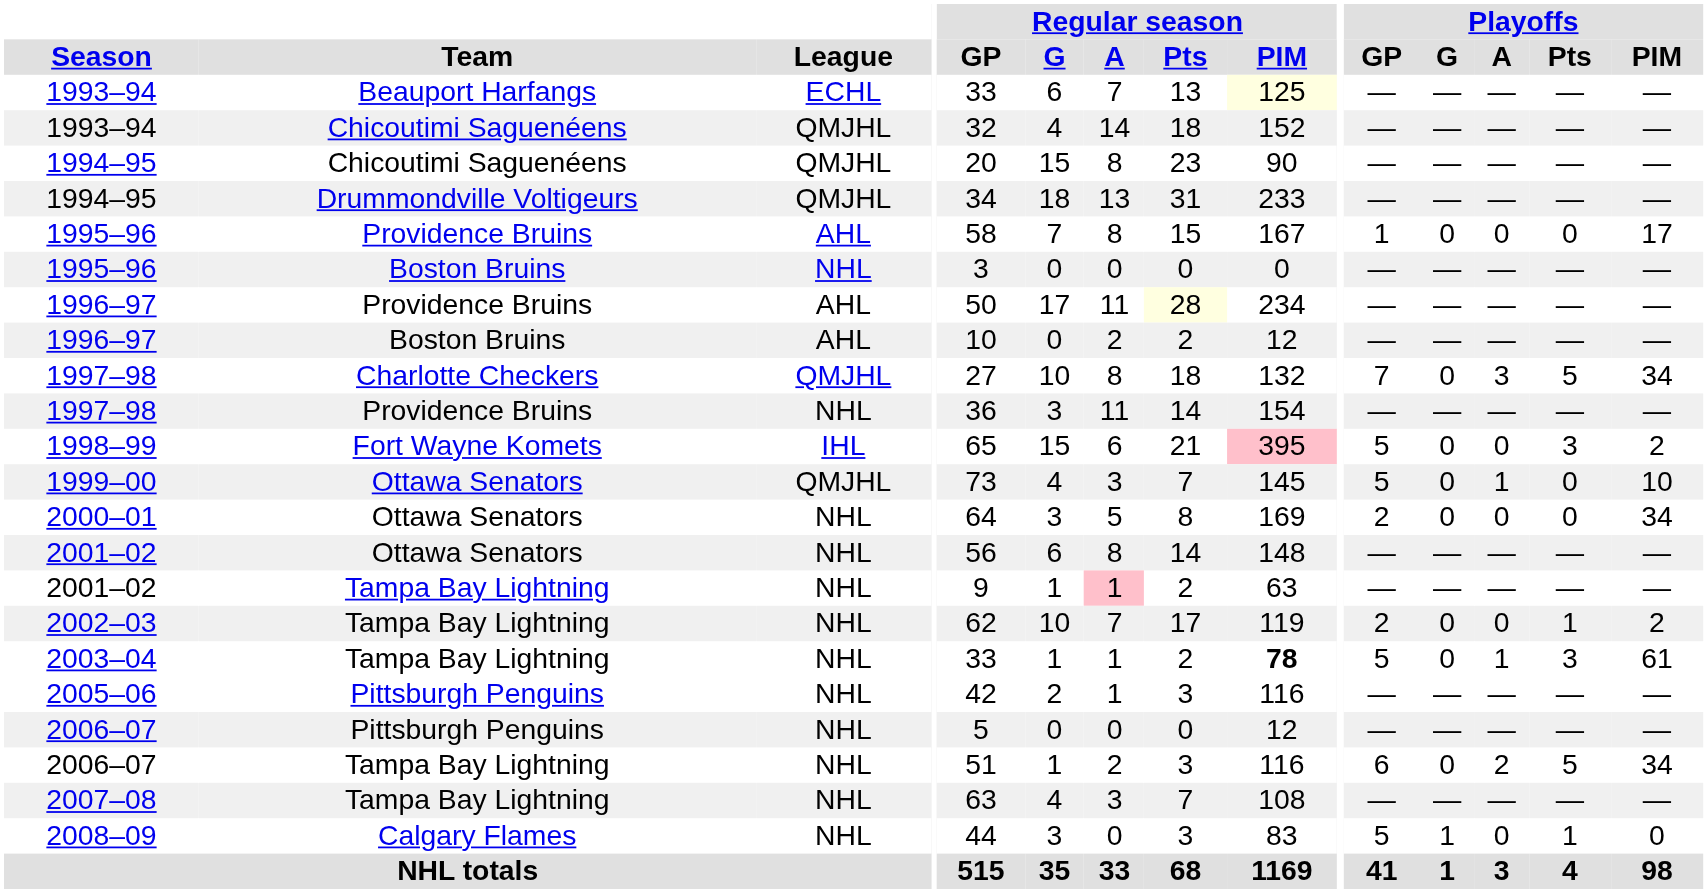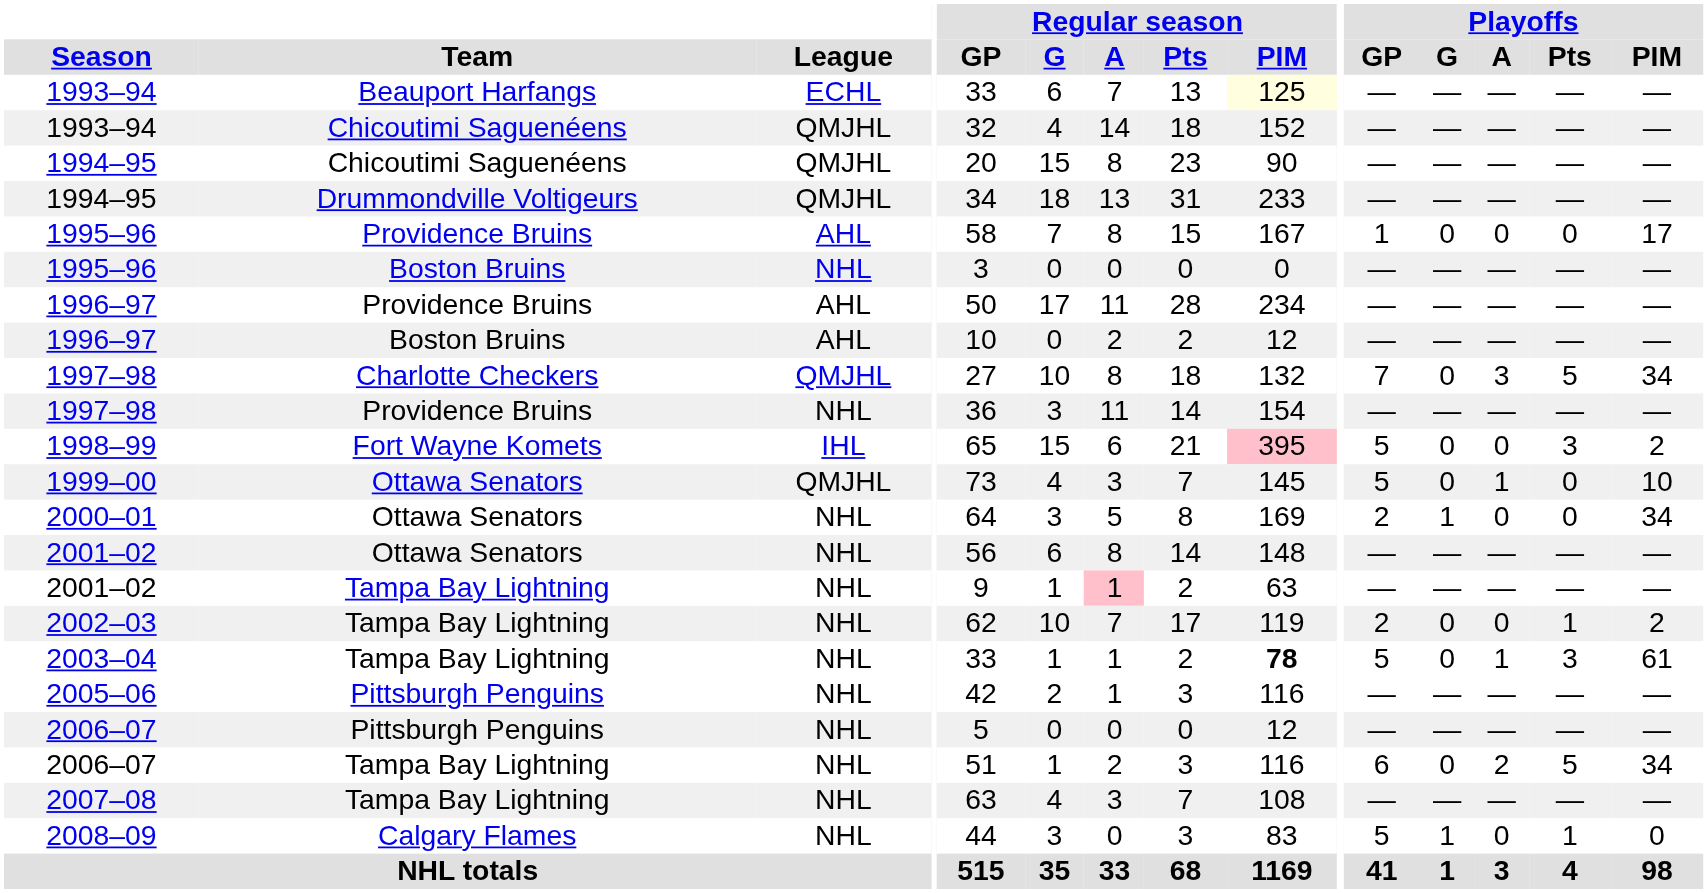(1185, 304) lightyellow background -> (1185, 304) no background
(1447, 516) 0 -> (1447, 516) 1
